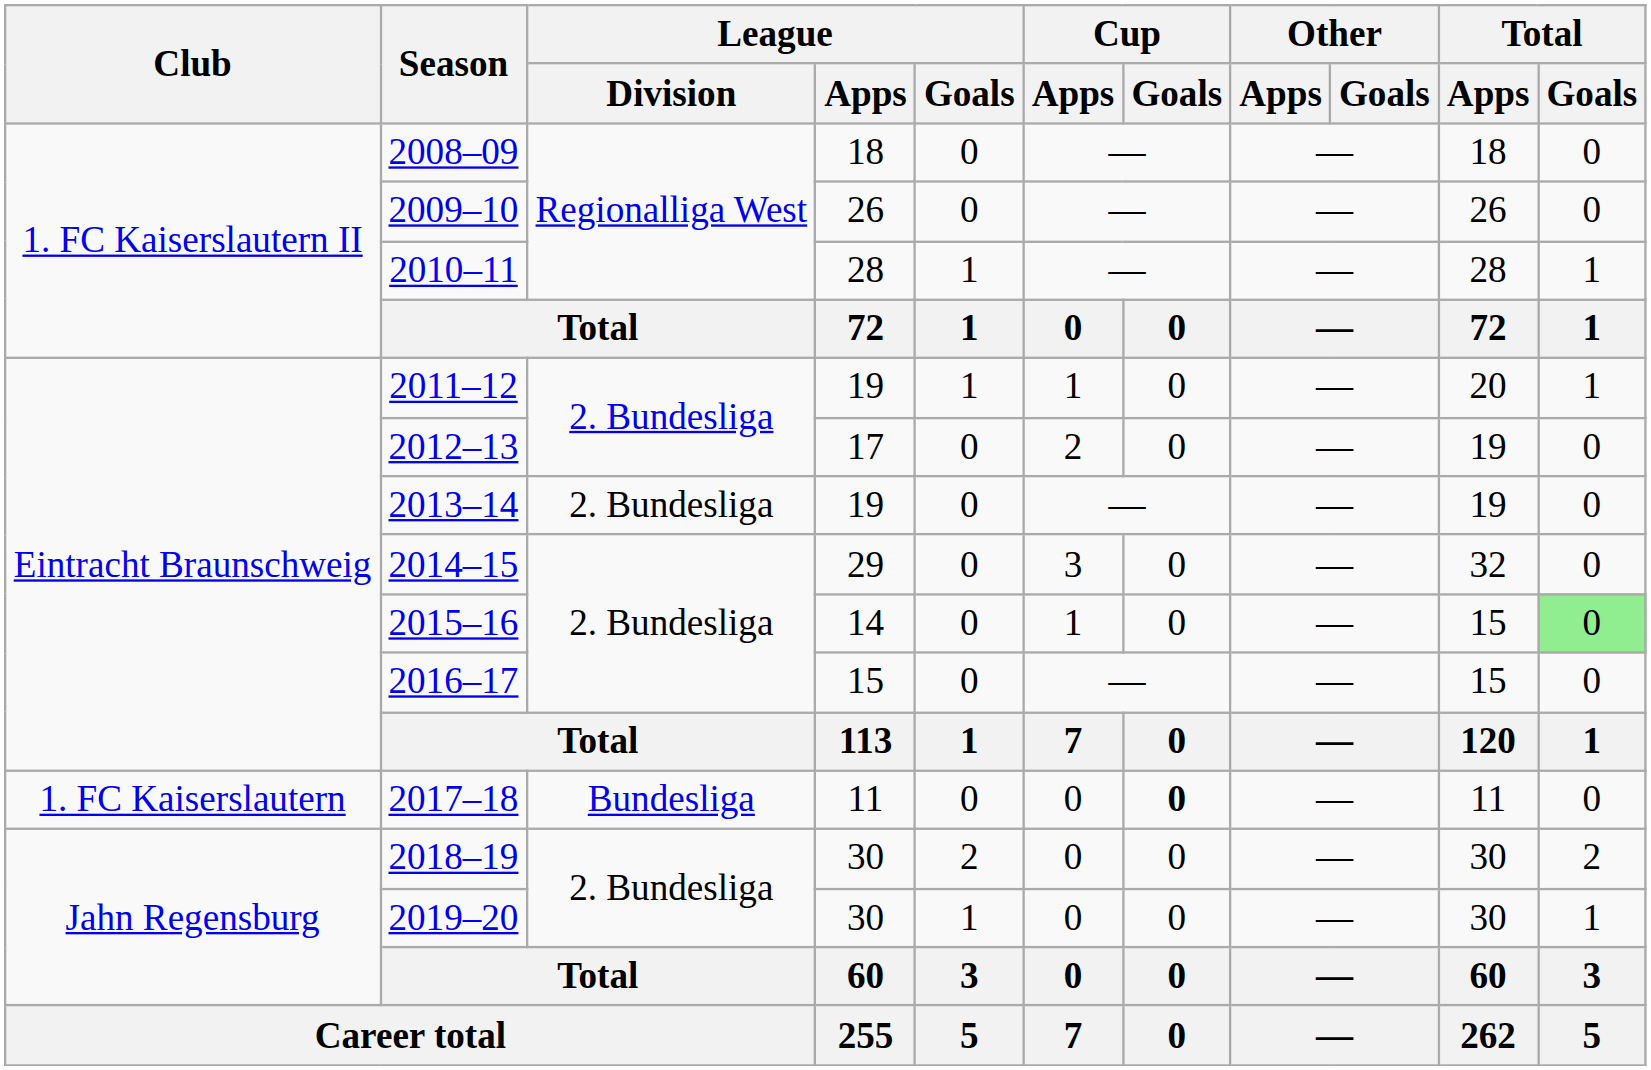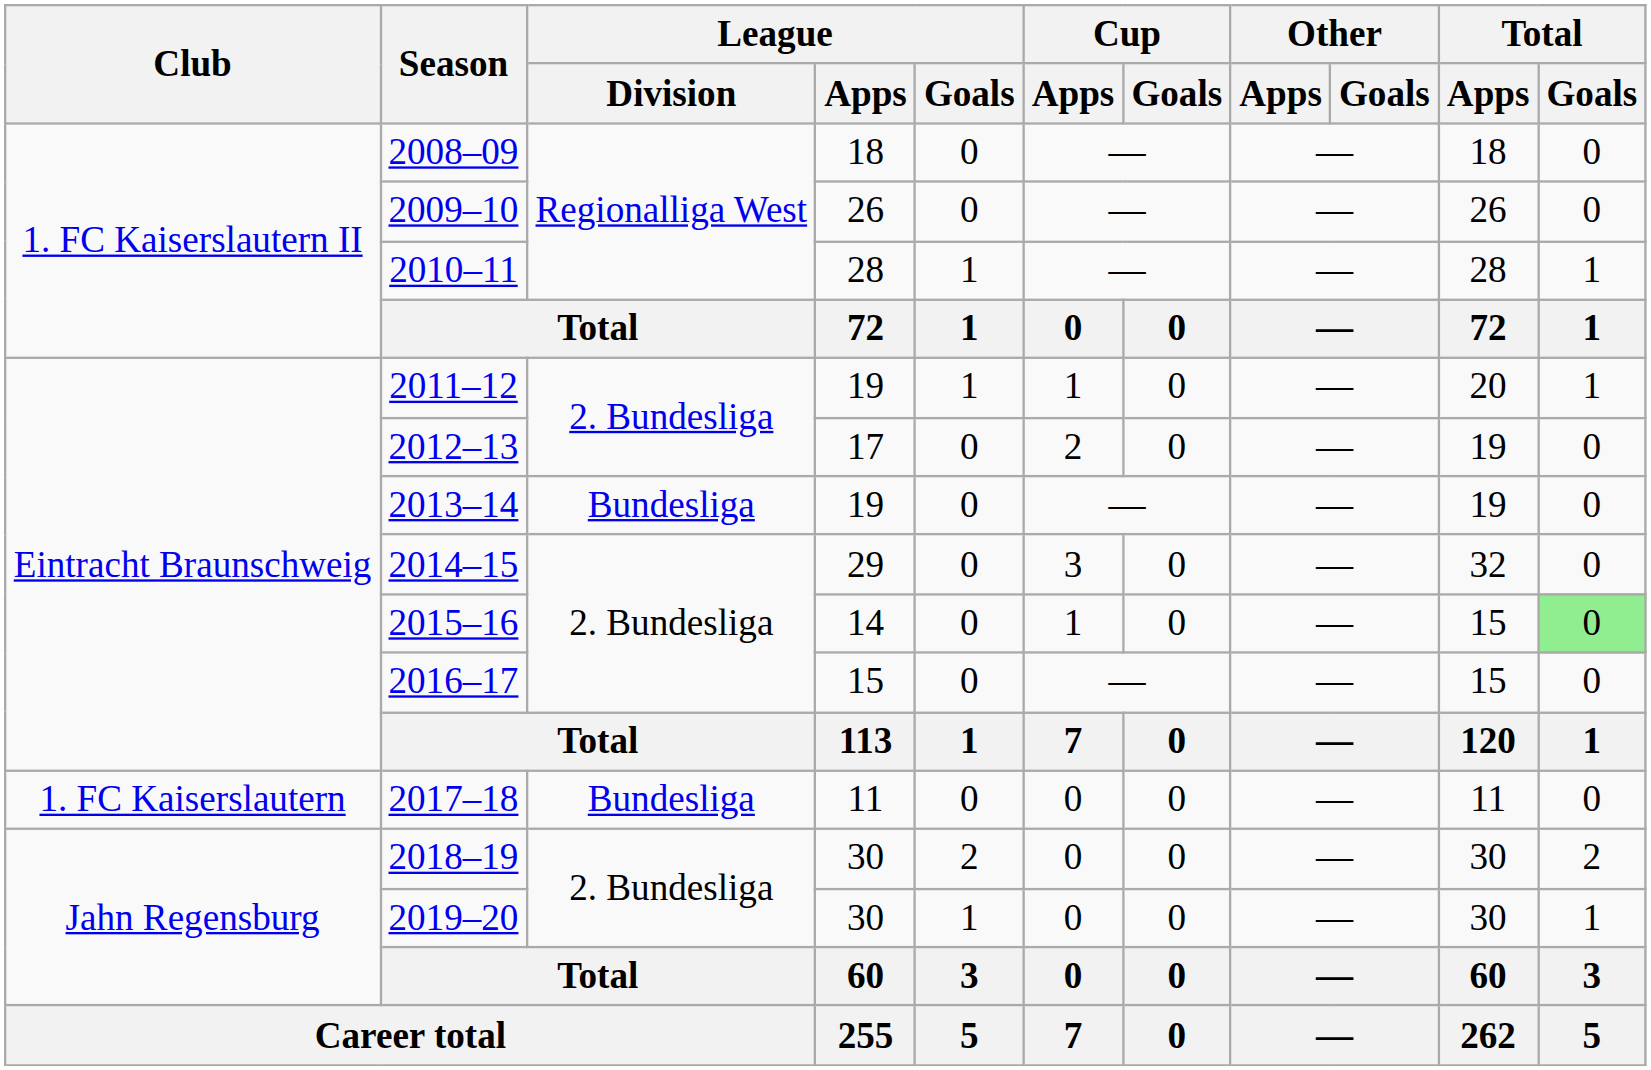(671, 504) 2. Bundesliga -> (671, 504) Bundesliga
(1177, 799) bold -> (1177, 799) normal
